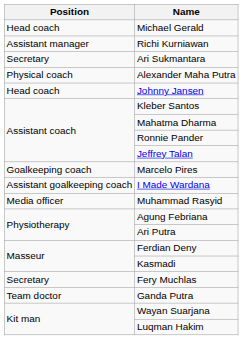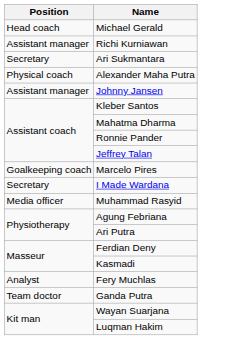(33, 91) Head coach -> (48, 91) Assistant manager
(69, 185) Assistant goalkeeping coach -> (28, 185) Secretary
(28, 279) Secretary -> (23, 279) Analyst
